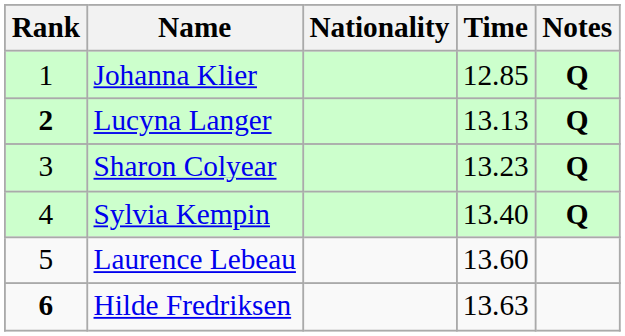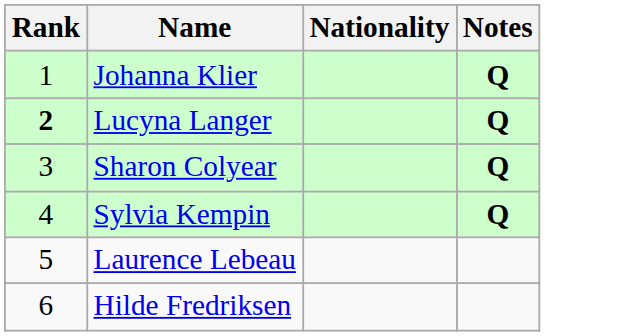- column: (496, 27)
(46, 306) bold -> (46, 306) normal
